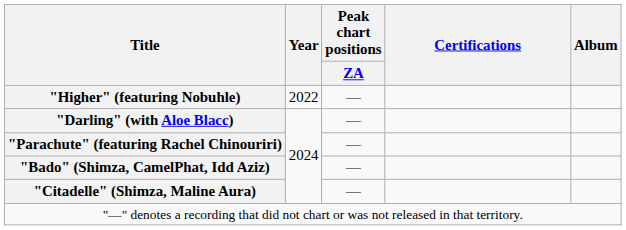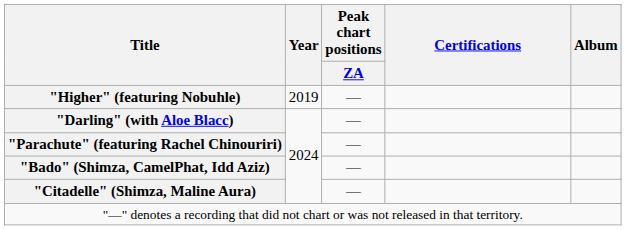(304, 96) 2022 -> (304, 96) 2019
